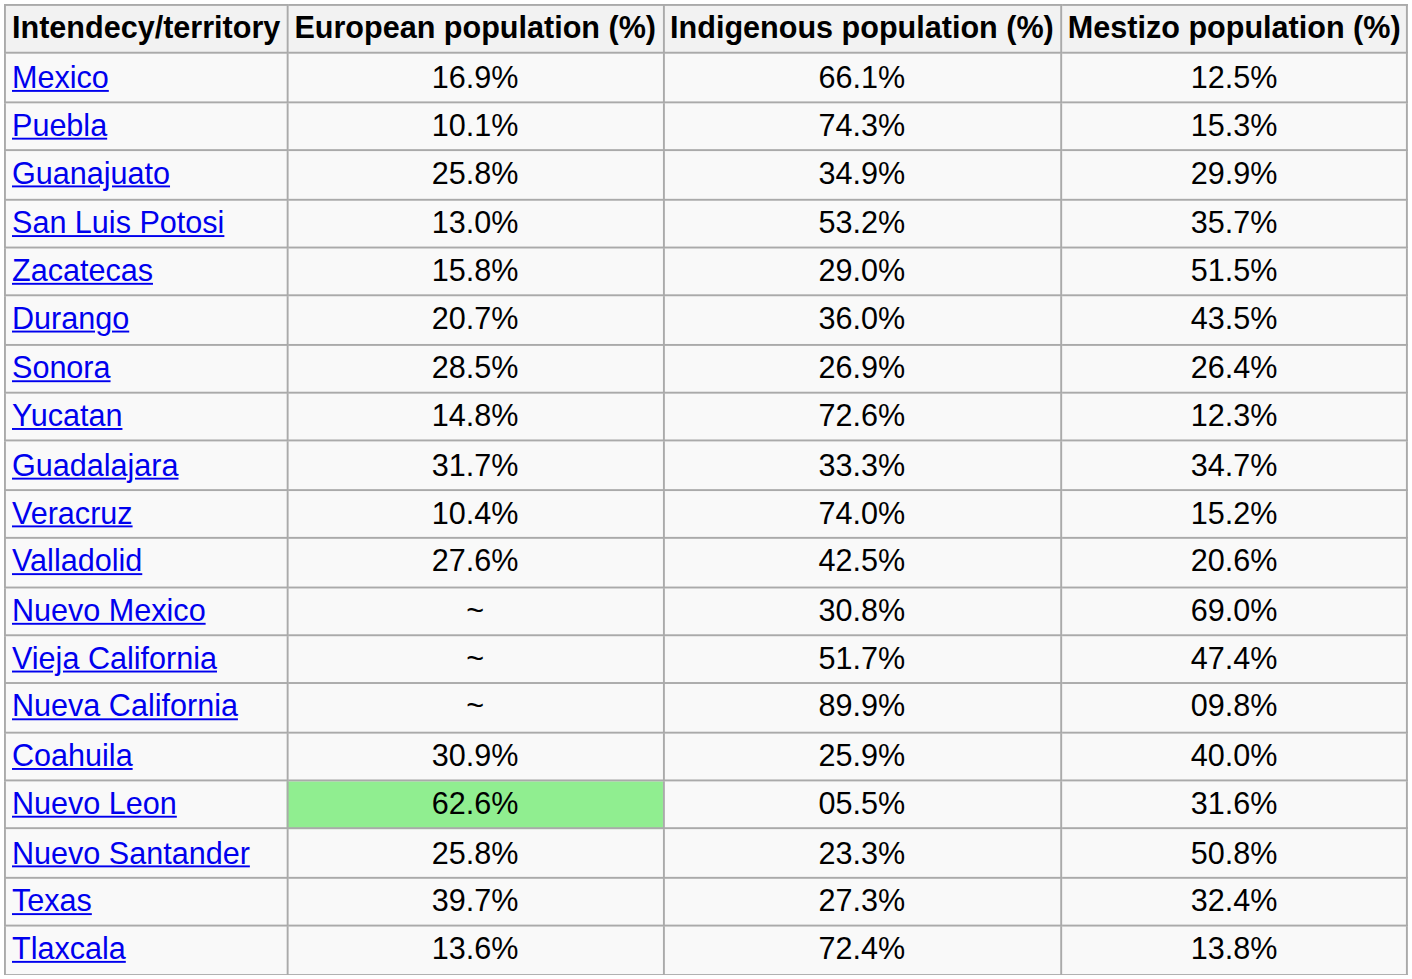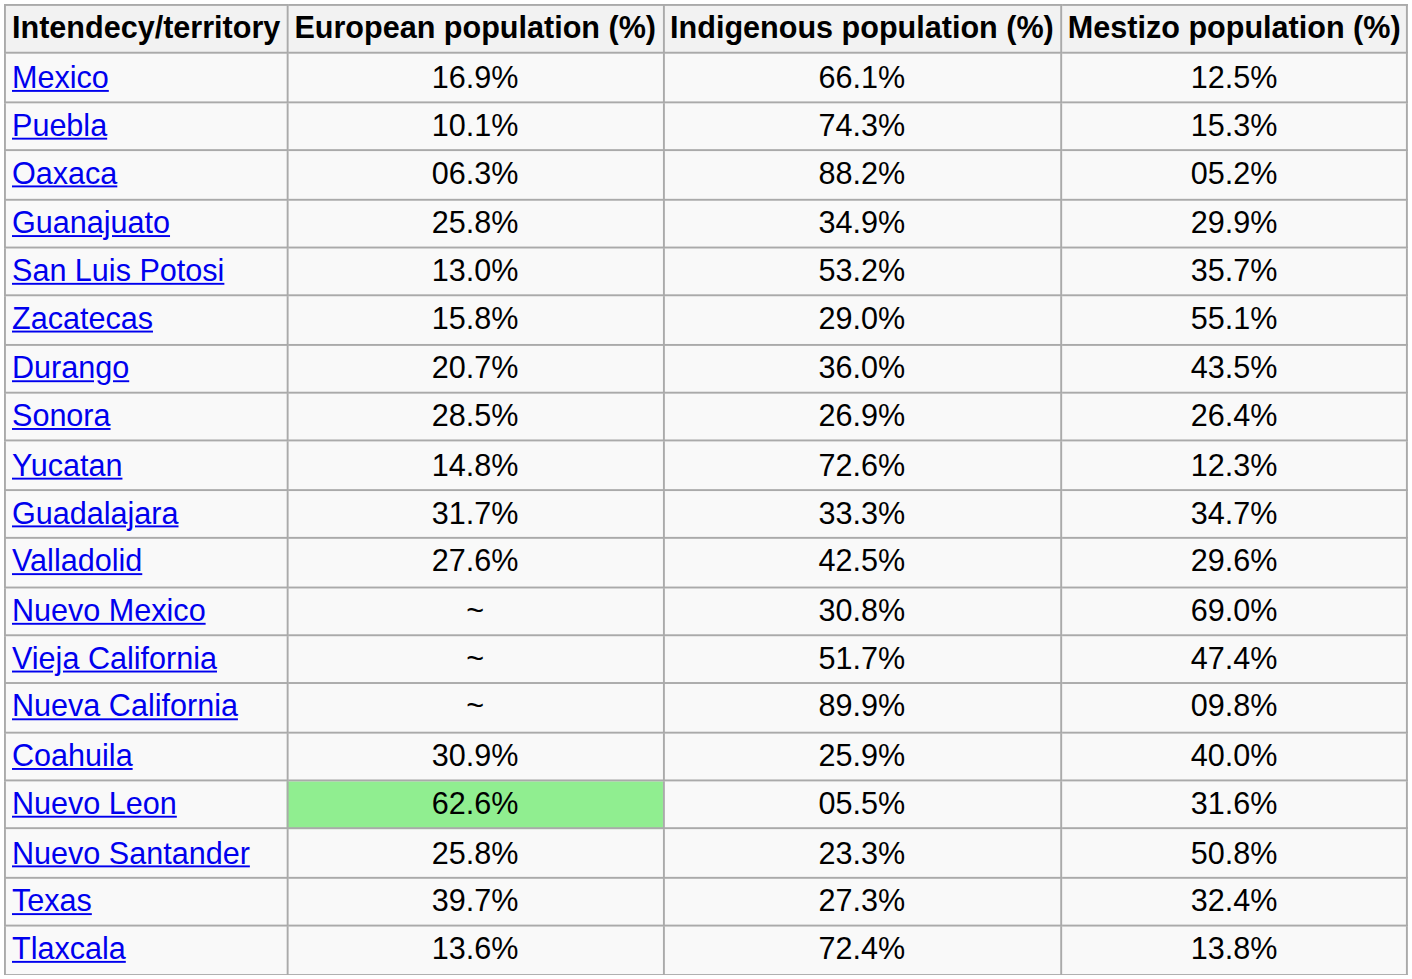+ row: (65, 174)
(1234, 271) 51.5% -> (1234, 319) 55.1%
- row: (72, 513)
(1234, 561) 20.6% -> (1234, 561) 29.6%
